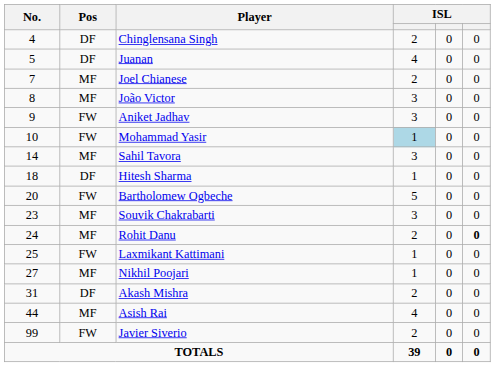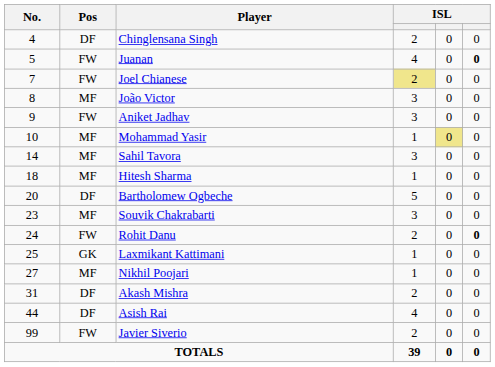(88, 59) DF -> (88, 59) FW
(476, 59) normal -> (476, 59) bold
(88, 78) MF -> (88, 78) FW
(414, 78) no background -> (414, 78) khaki background
(88, 137) FW -> (88, 137) MF
(414, 137) lightblue background -> (414, 137) no background
(449, 137) no background -> (449, 137) khaki background
(88, 176) DF -> (88, 176) MF
(88, 195) FW -> (88, 195) DF
(88, 234) MF -> (88, 234) FW
(88, 254) FW -> (88, 254) GK
(88, 313) MF -> (88, 313) DF
